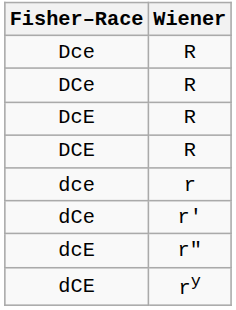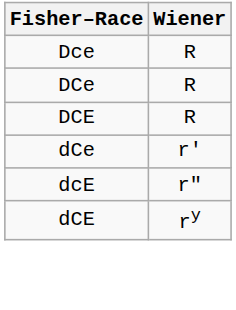- row: (77, 118)
- row: (77, 184)
